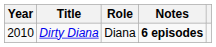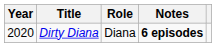(20, 33) 2010 -> (20, 33) 2020
